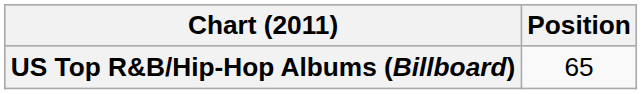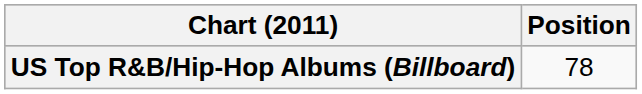(579, 66) 65 -> (579, 66) 78
